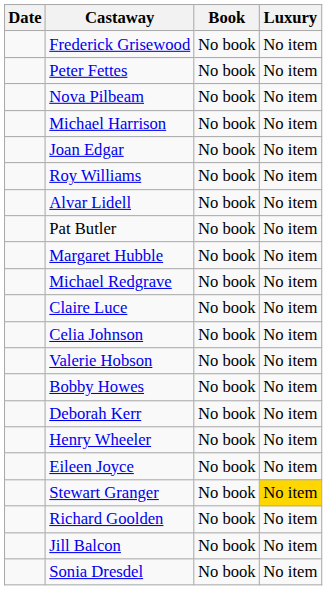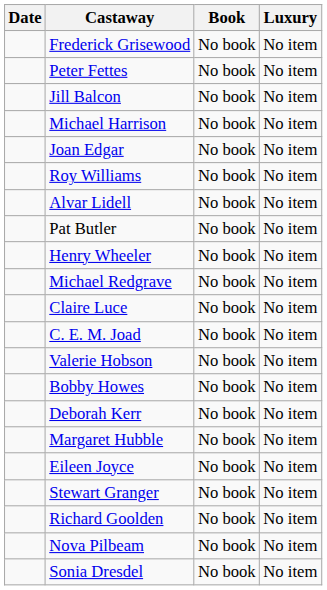rows swapped: (85, 545) <-> (97, 96)
rows swapped: (106, 255) <-> (100, 439)
+ row: (95, 334)
- row: (96, 334)
(290, 492) gold background -> (290, 492) no background
